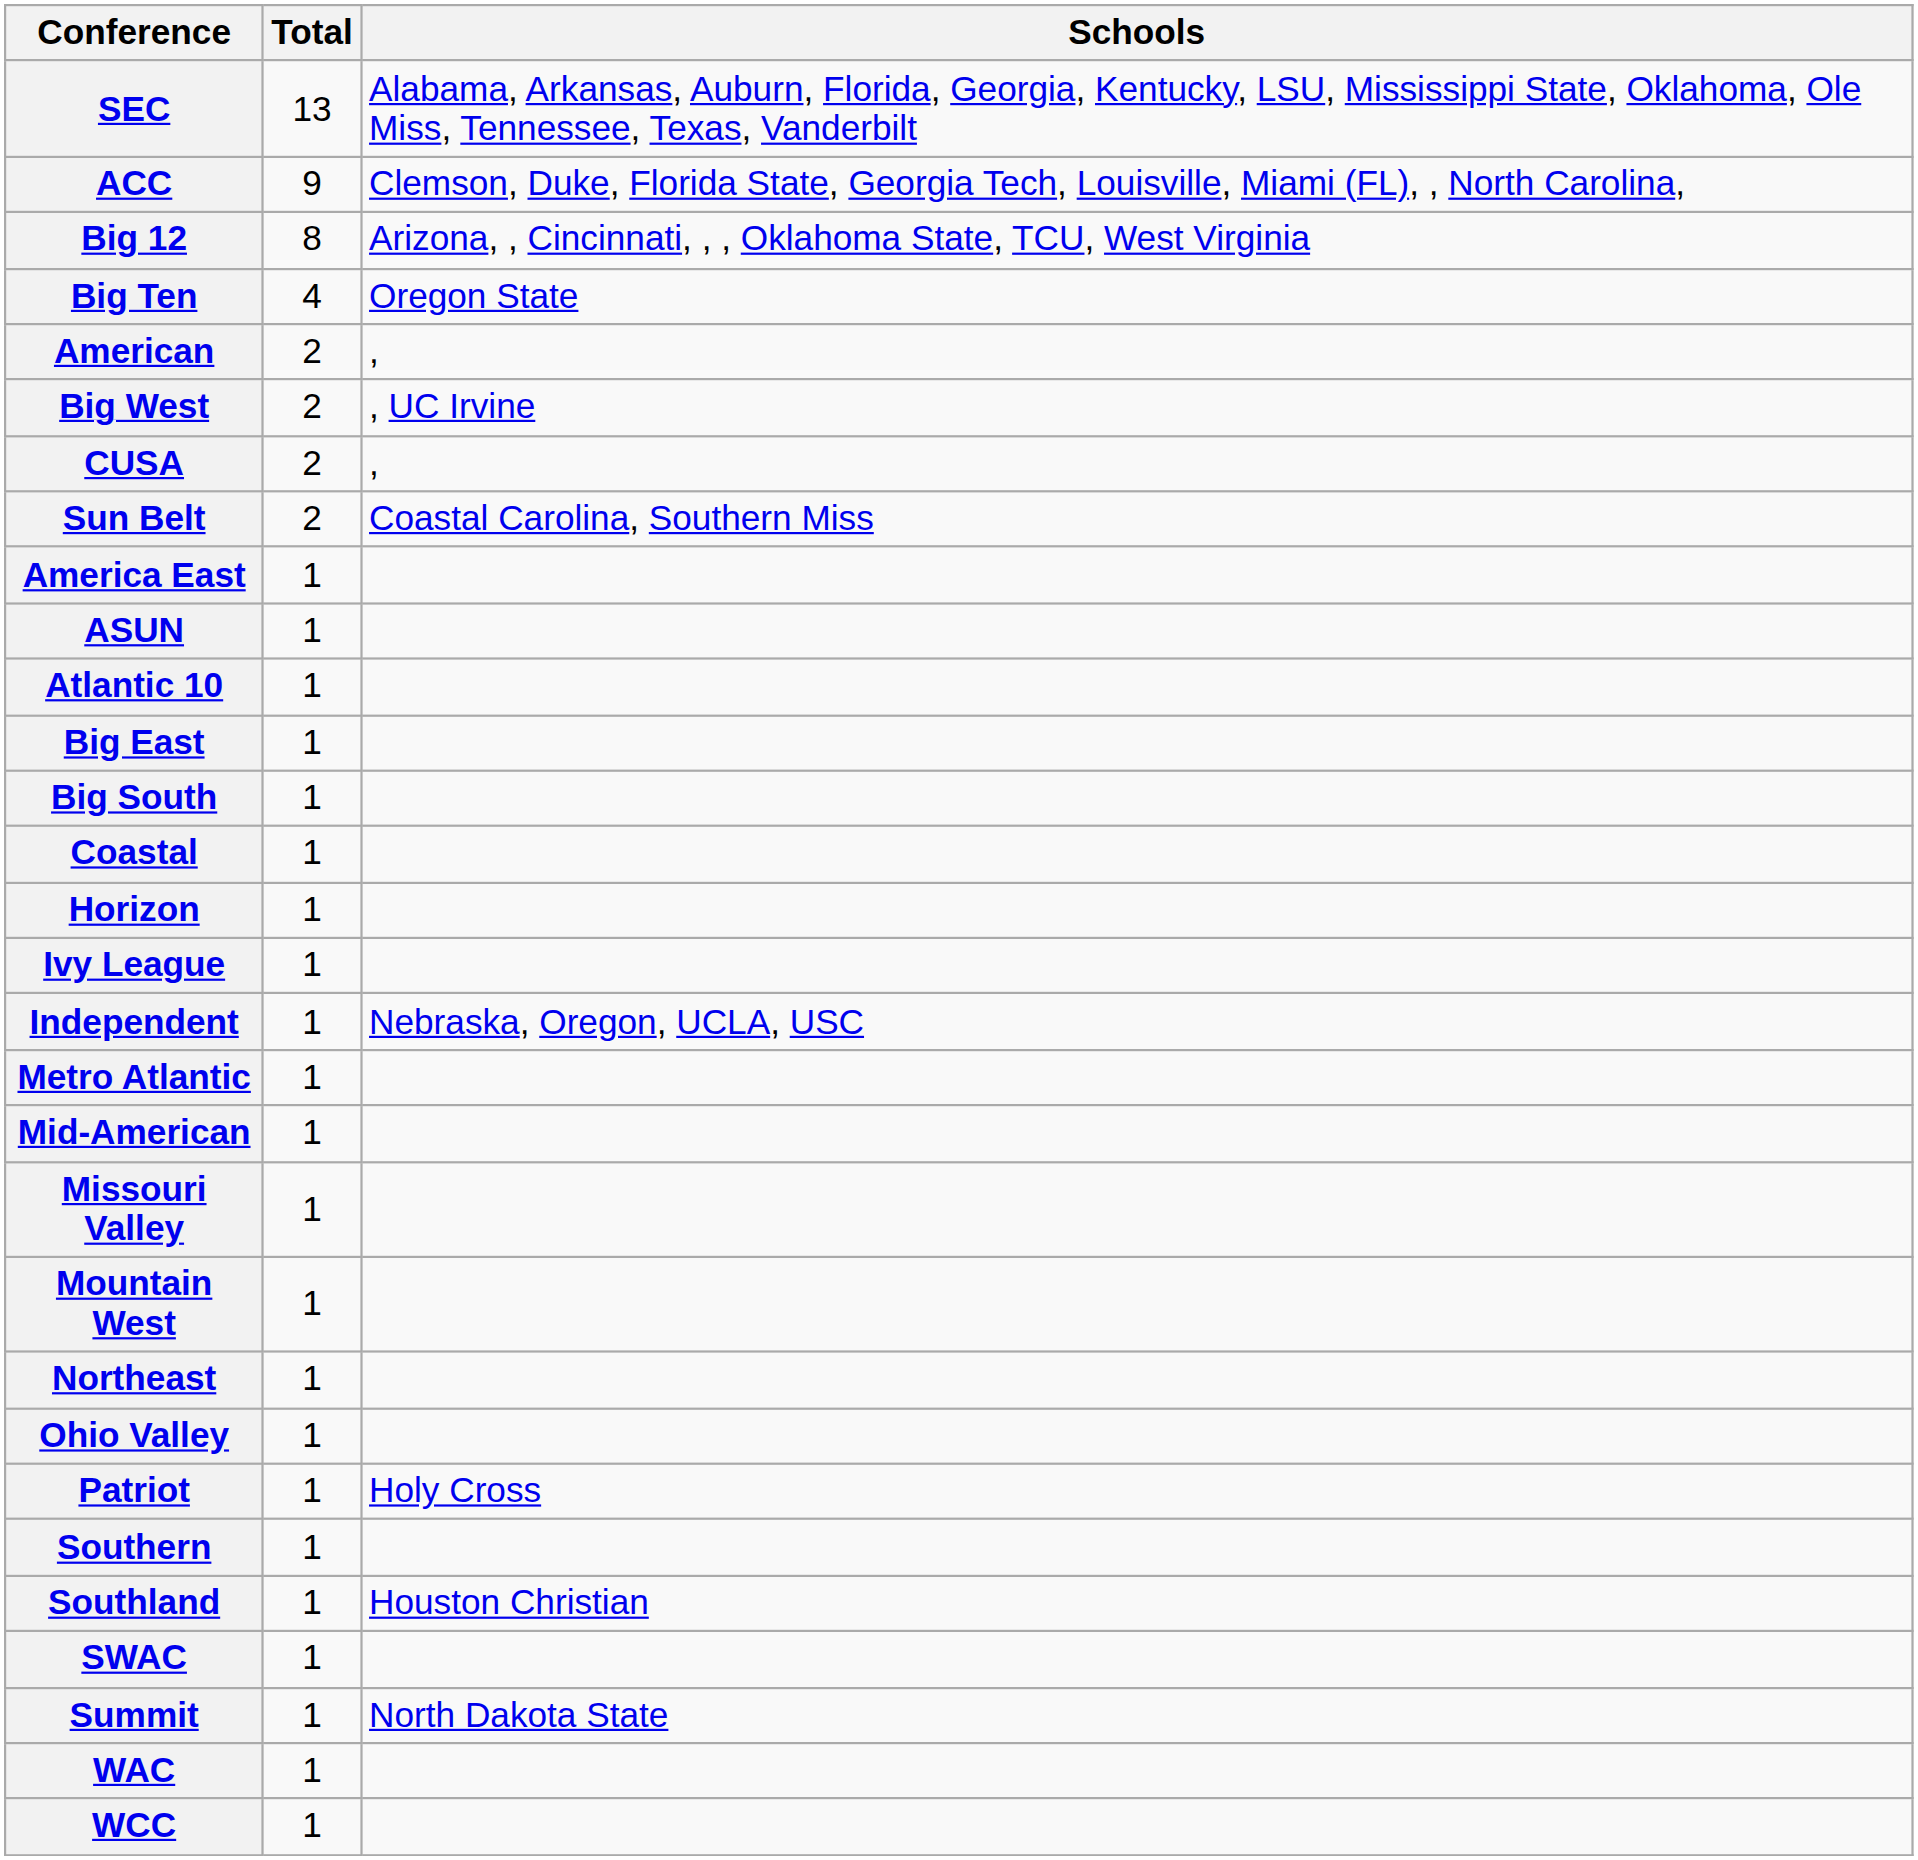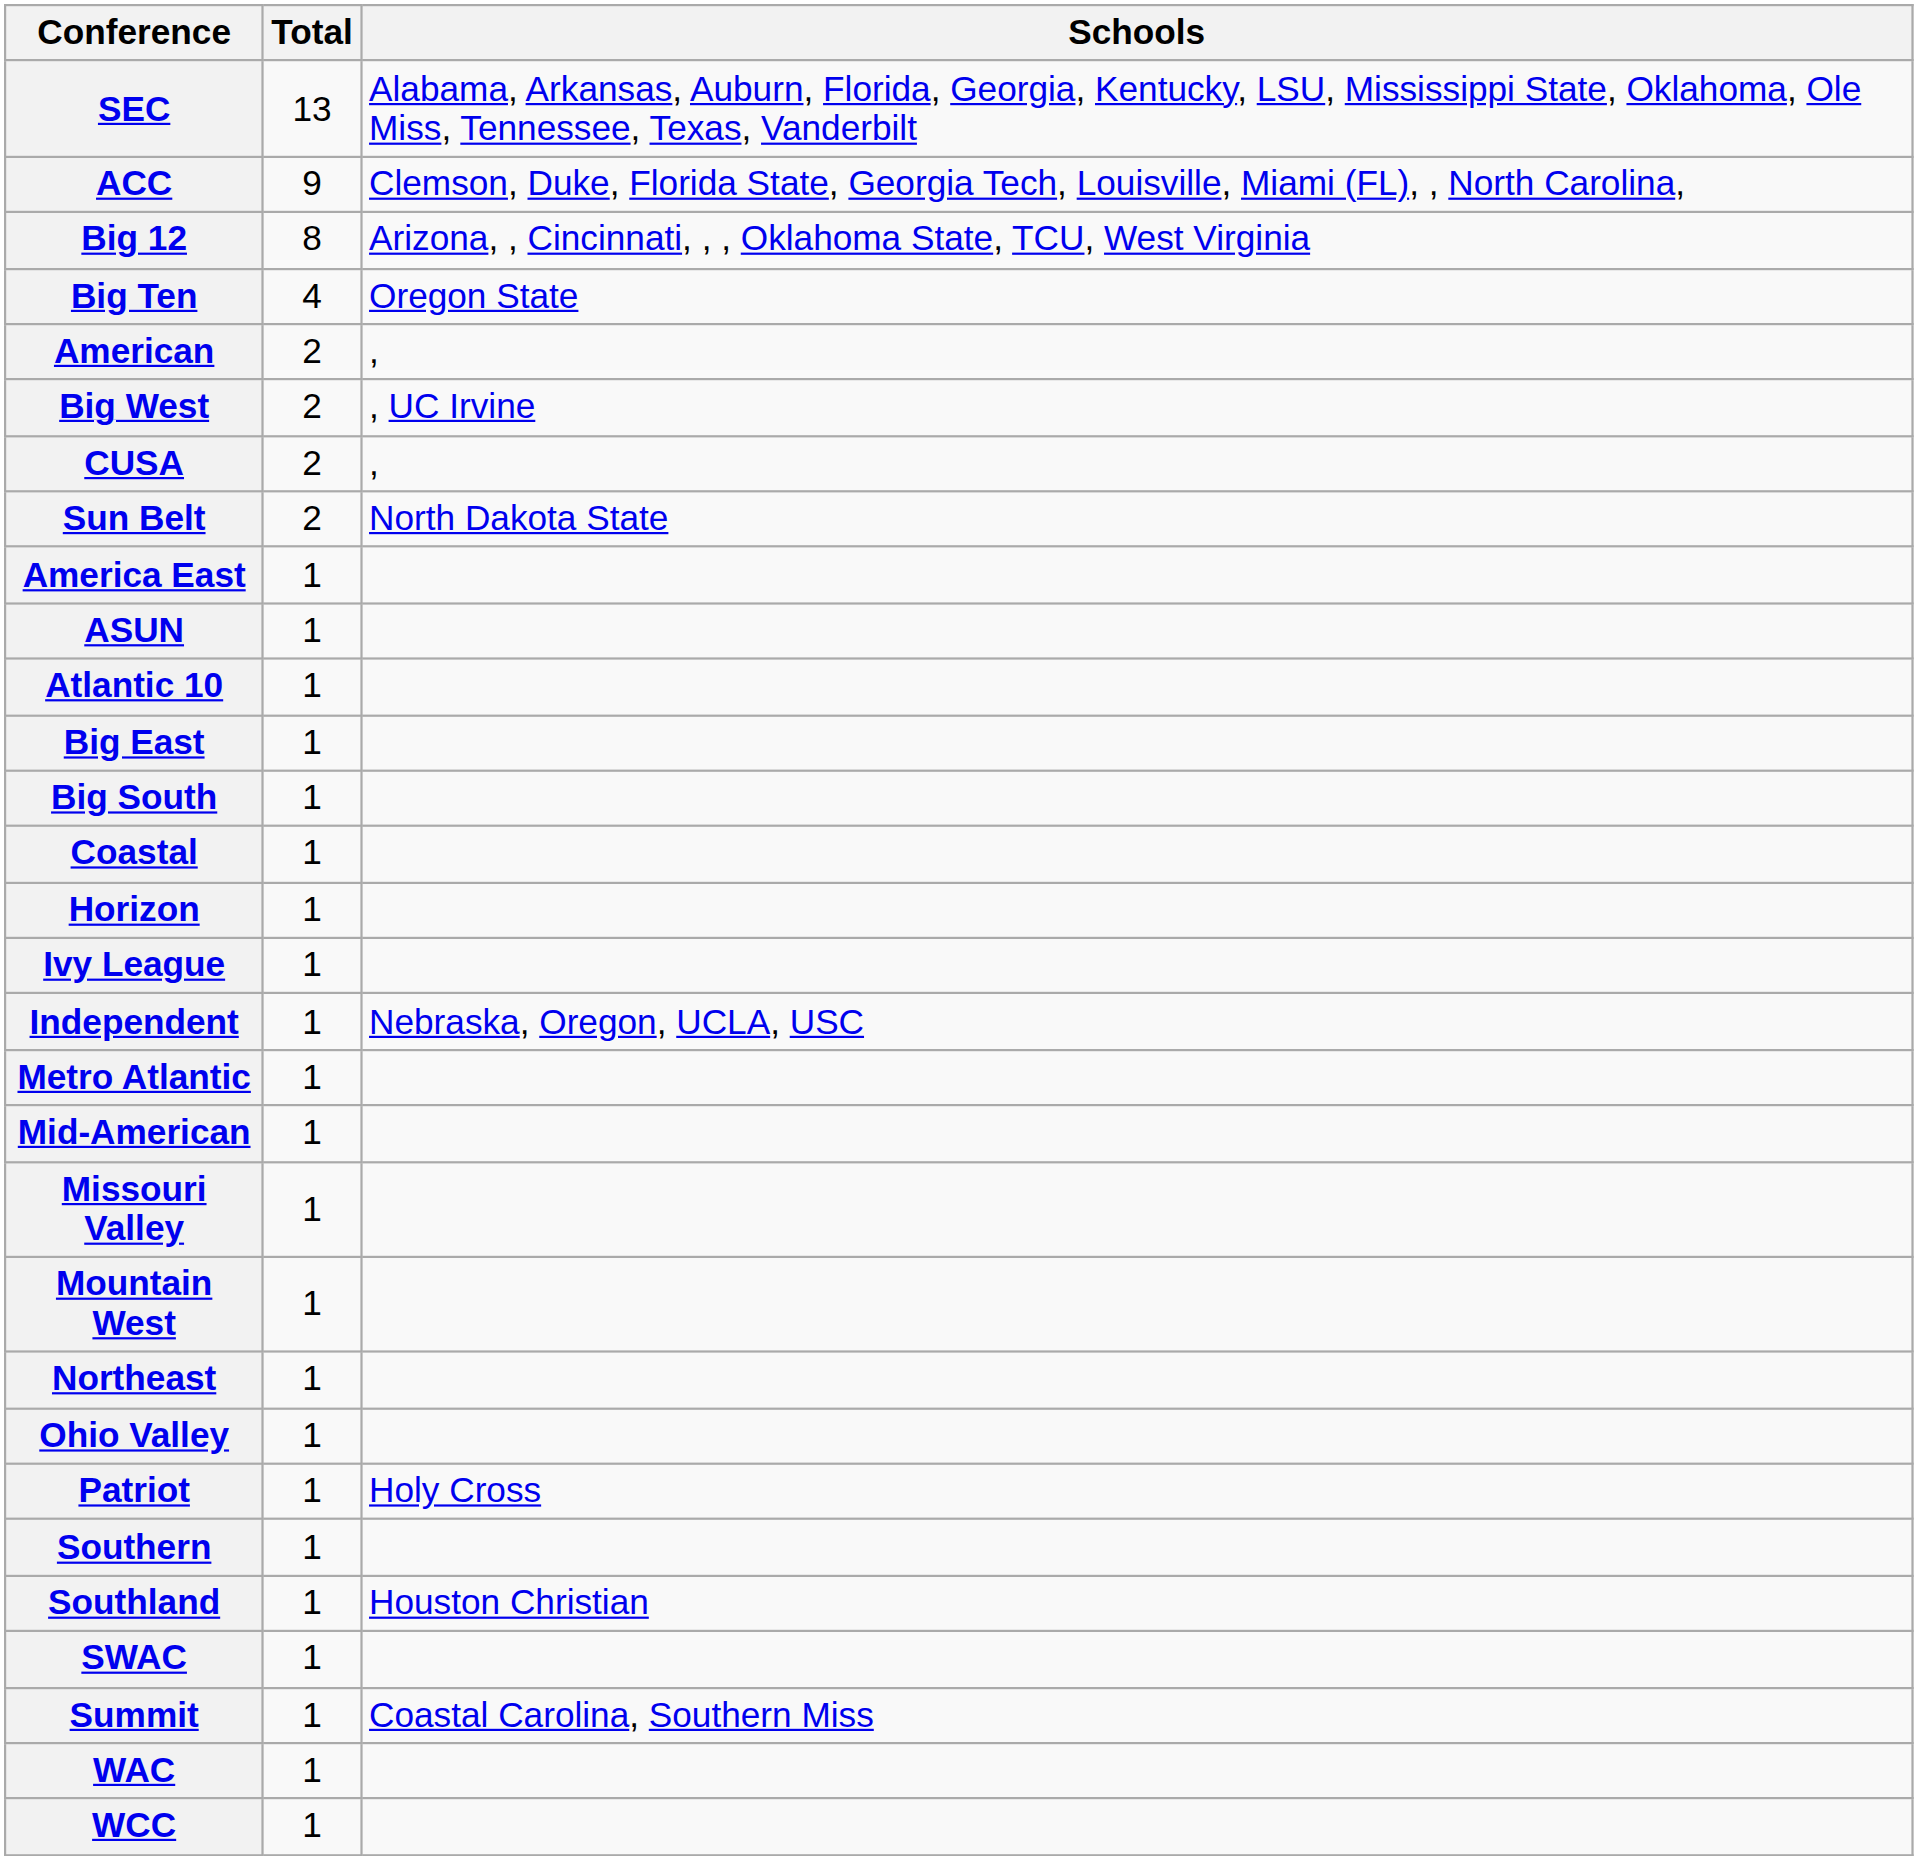(621, 518) Coastal Carolina, Southern Miss -> (519, 518) North Dakota State
(519, 1714) North Dakota State -> (621, 1714) Coastal Carolina, Southern Miss
